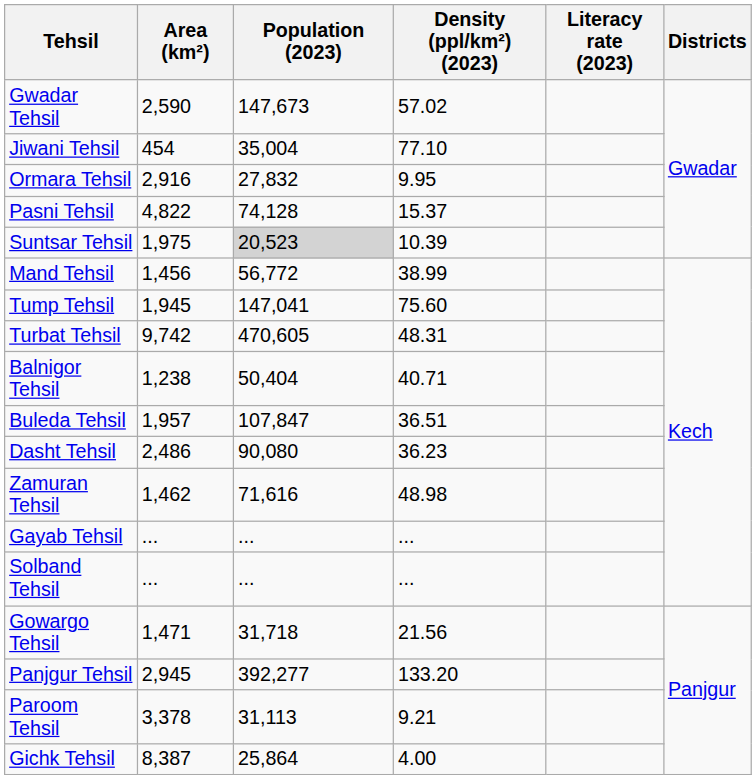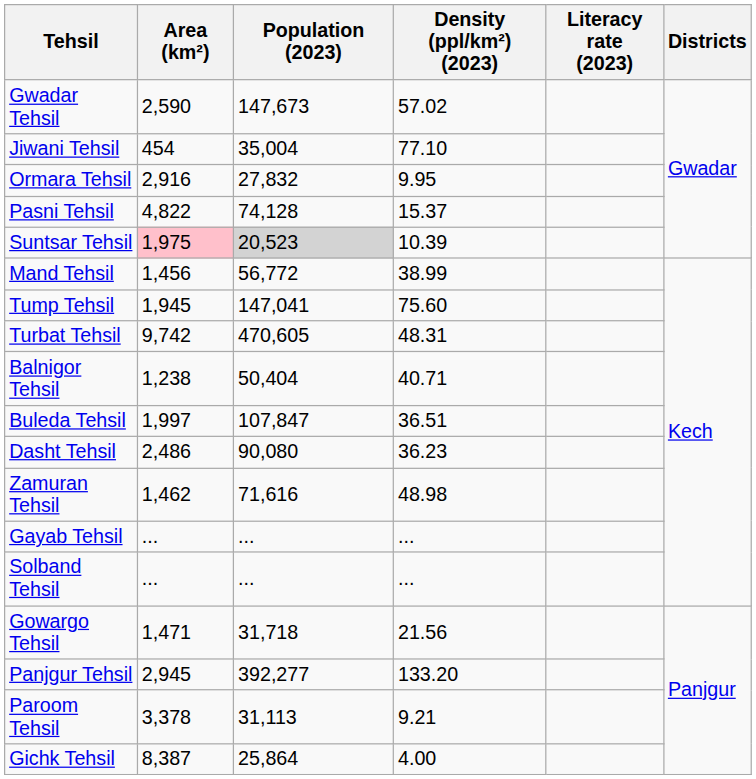(166, 242) no background -> (166, 242) pink background
(166, 420) 1,957 -> (166, 420) 1,997
